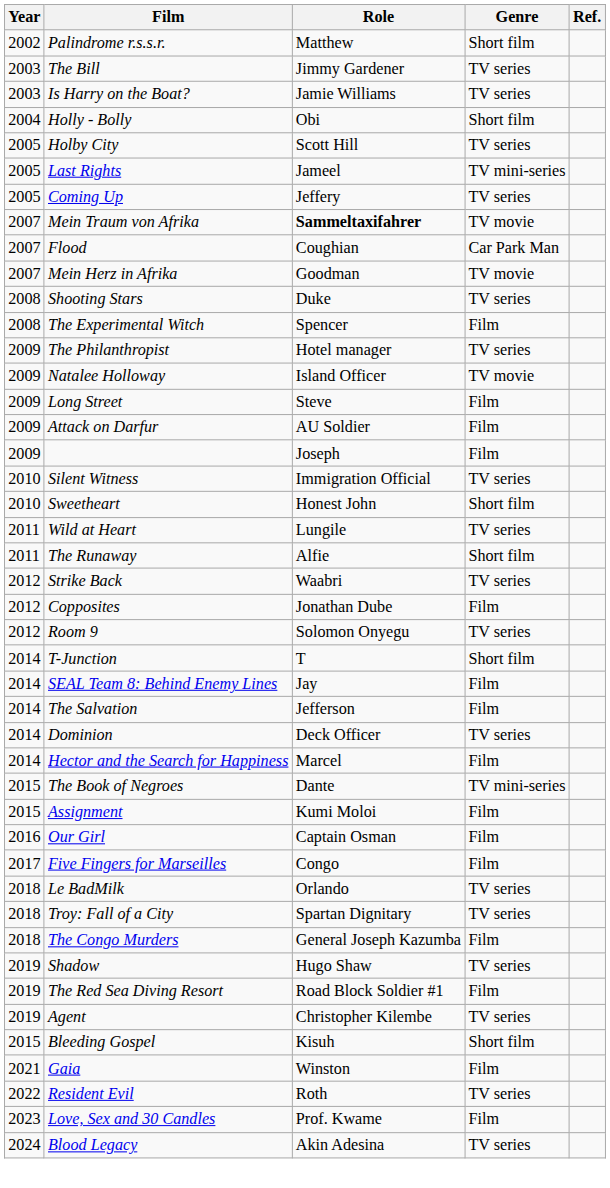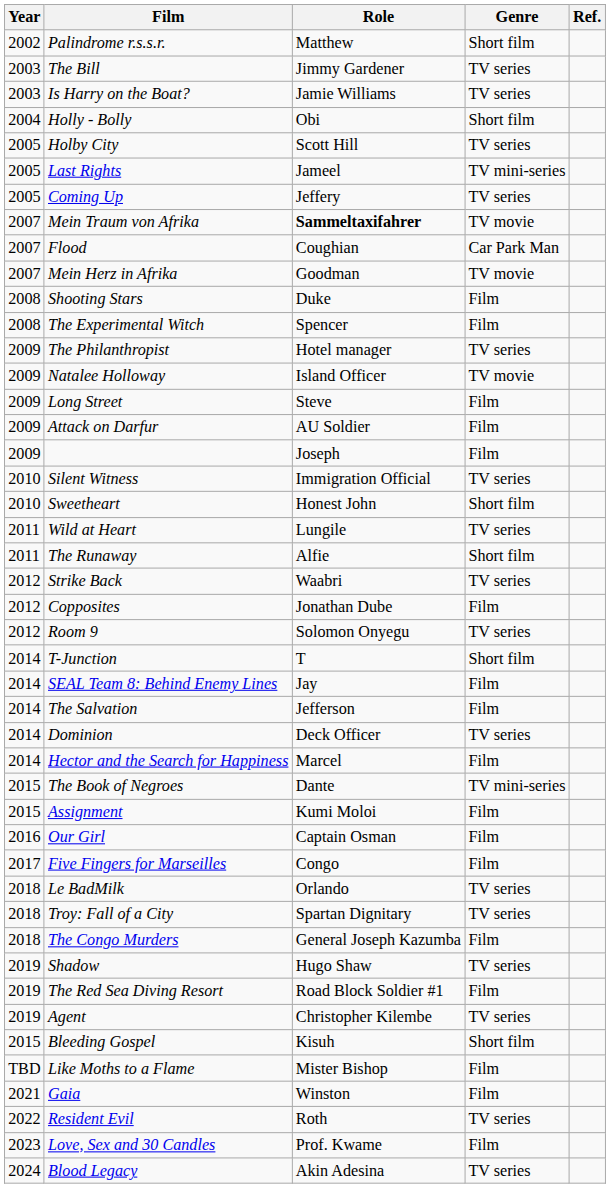(499, 299) TV series -> (484, 299) Film
+ row: (121, 1068)
